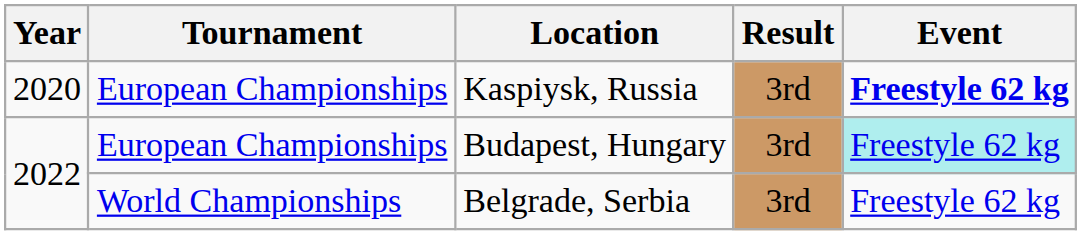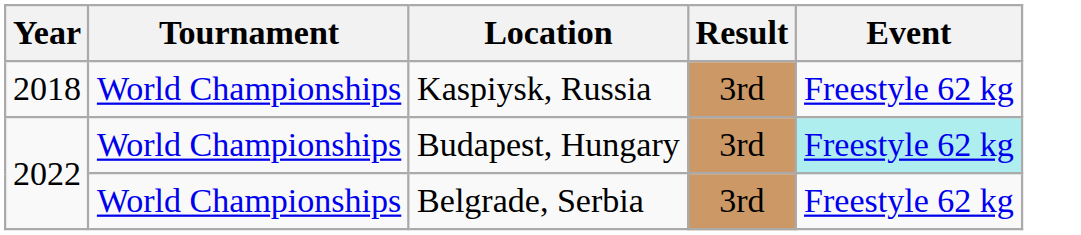(47, 88) 2020 -> (47, 88) 2018
(272, 88) European Championships -> (249, 88) World Championships
(959, 88) bold -> (909, 88) normal
(272, 145) European Championships -> (249, 145) World Championships
